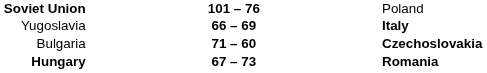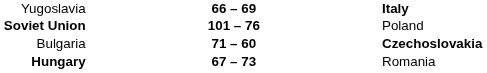rows swapped: (53, 26) <-> (45, 8)
(410, 61) bold -> (409, 61) normal
